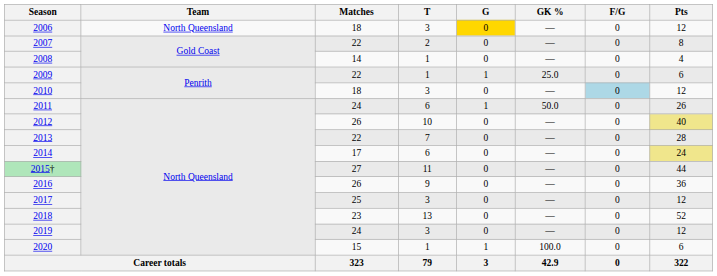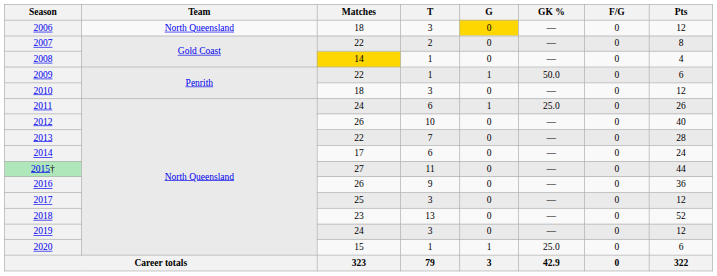(357, 59) no background -> (359, 59) gold background
(550, 75) 25.0 -> (551, 75) 50.0
(617, 91) lightblue background -> (617, 91) no background
(550, 106) 50.0 -> (551, 106) 25.0
(681, 122) khaki background -> (681, 122) no background
(681, 153) khaki background -> (681, 153) no background
(550, 247) 100.0 -> (551, 247) 25.0
